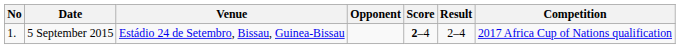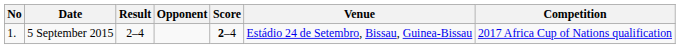columns swapped: (232, 13) <-> (456, 13)
